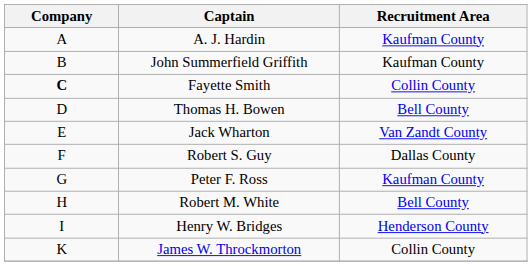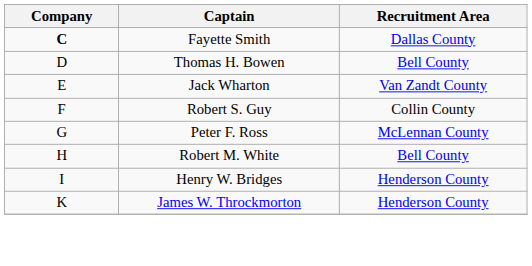- row: (229, 39)
- row: (229, 62)
(433, 86) Collin County -> (433, 39) Dallas County
(433, 156) Dallas County -> (433, 109) Collin County
(433, 179) Kaufman County -> (433, 132) McLennan County
(433, 249) Collin County -> (433, 202) Henderson County
